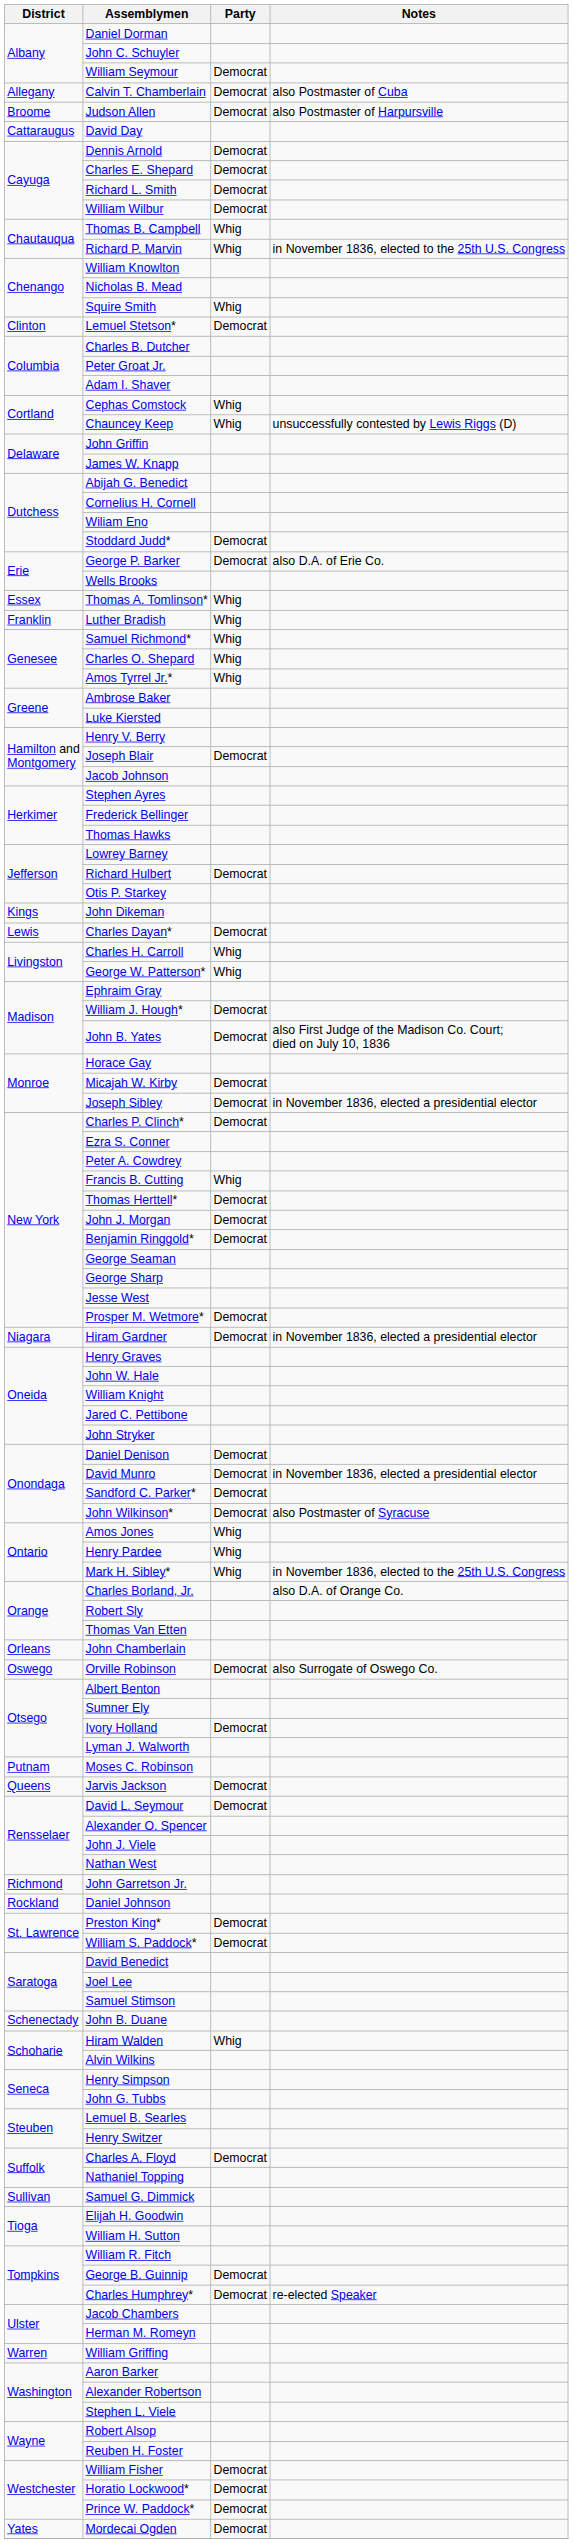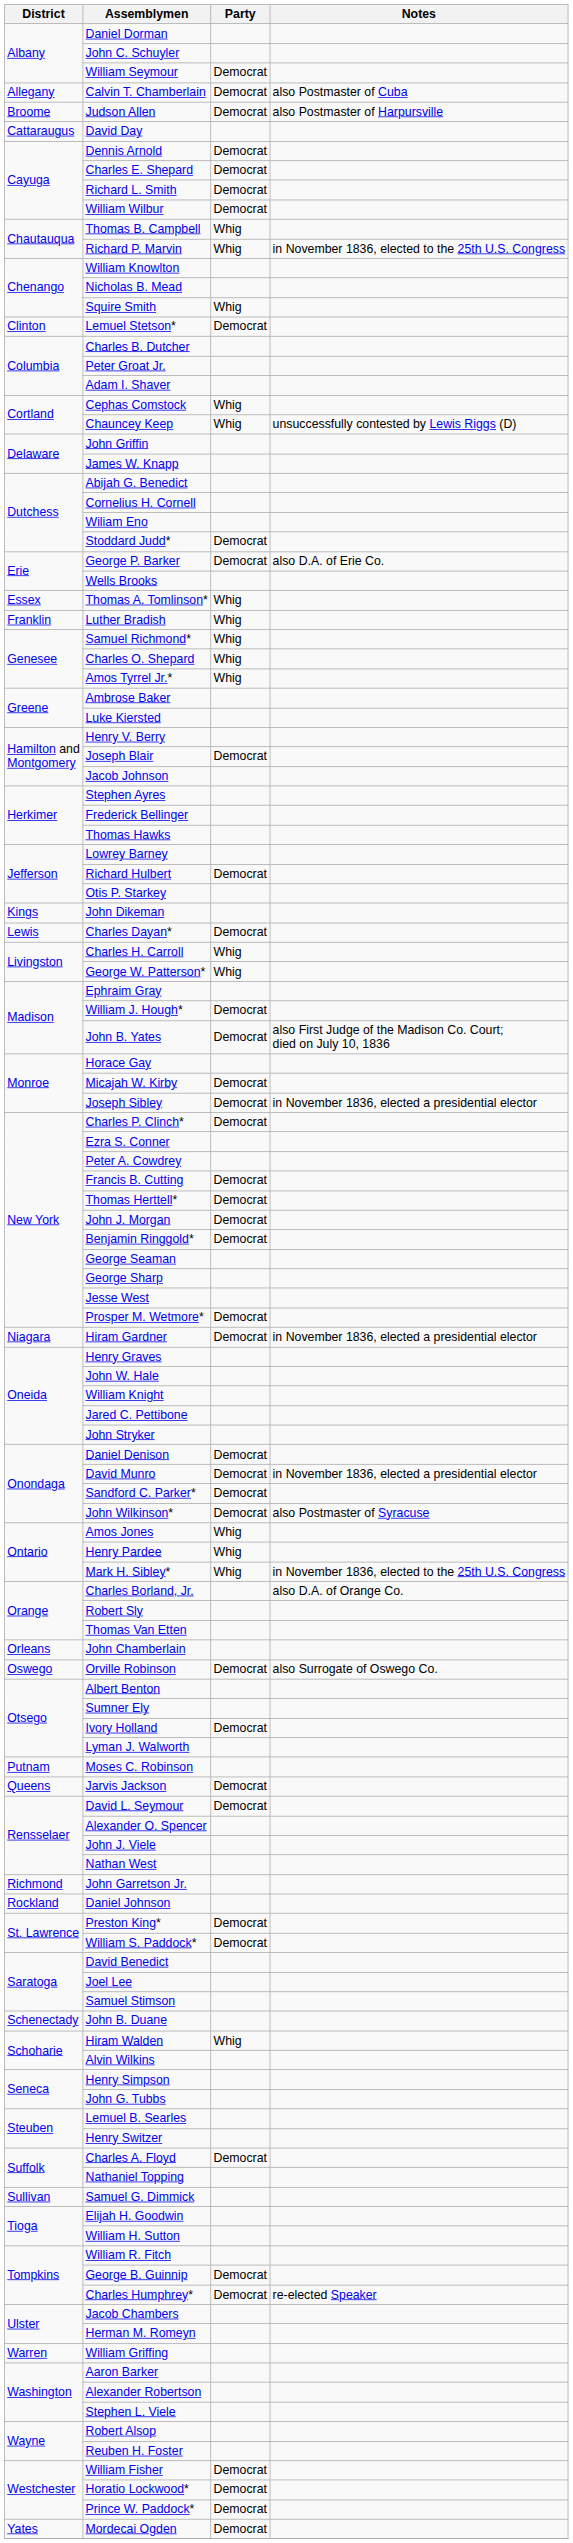(228, 1180) Whig -> (240, 1180) Democrat
